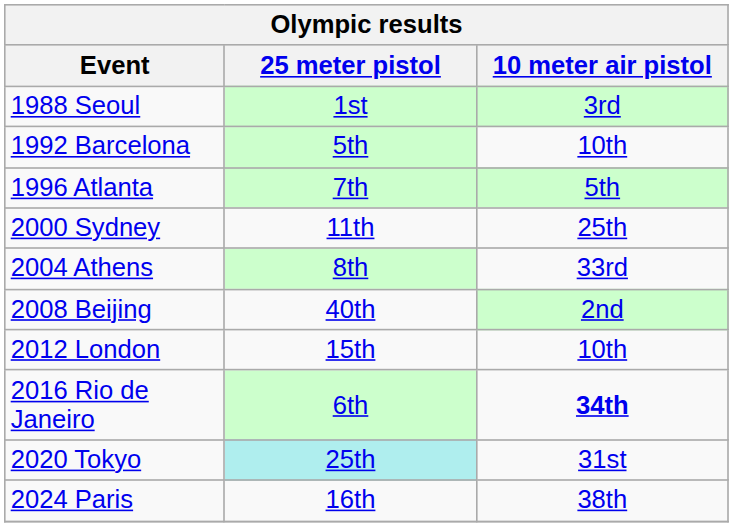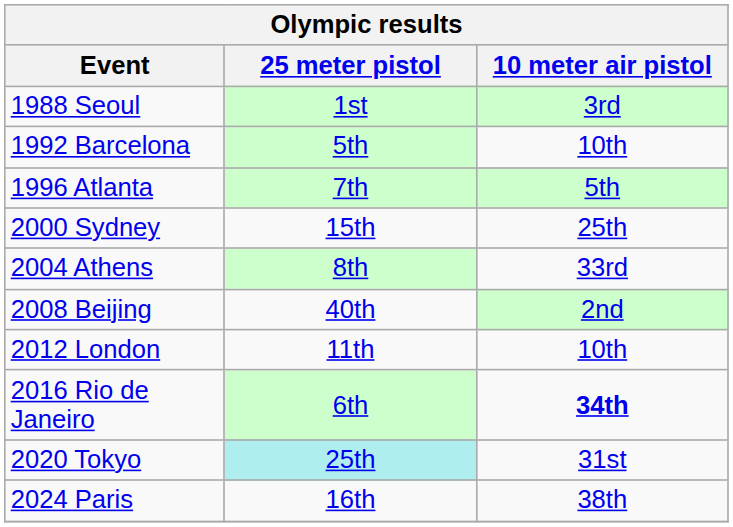(350, 227) 11th -> (350, 227) 15th
(350, 349) 15th -> (350, 349) 11th
